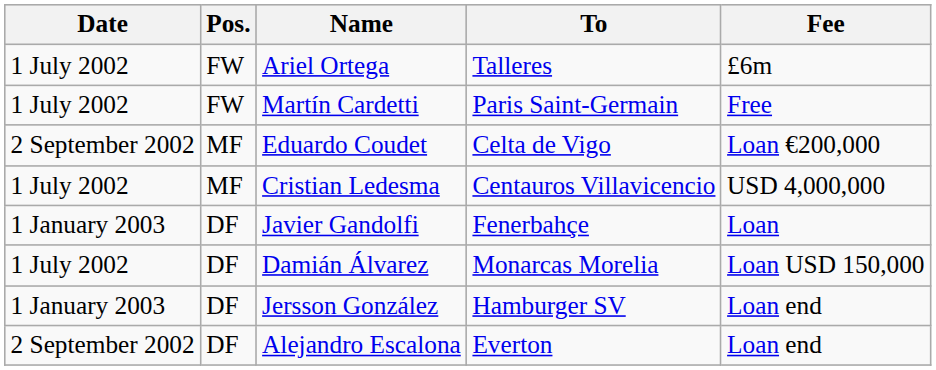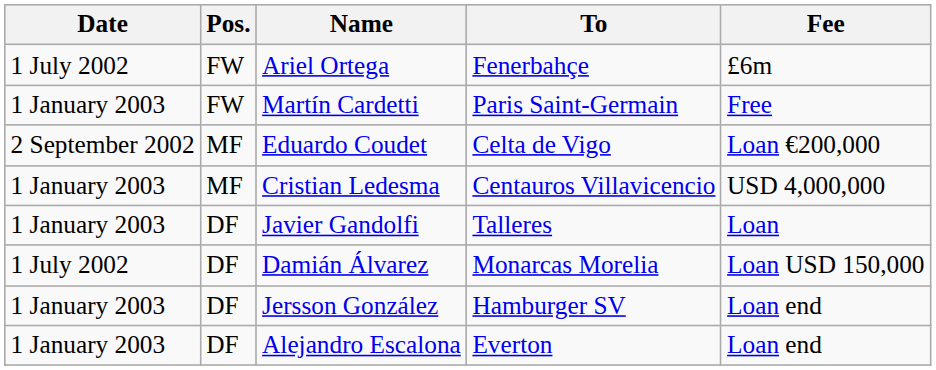(512, 64) Talleres -> (531, 64) Fenerbahçe
(70, 104) 1 July 2002 -> (88, 104) 1 January 2003
(70, 184) 1 July 2002 -> (88, 184) 1 January 2003
(531, 225) Fenerbahçe -> (512, 225) Talleres
(103, 345) 2 September 2002 -> (88, 345) 1 January 2003
